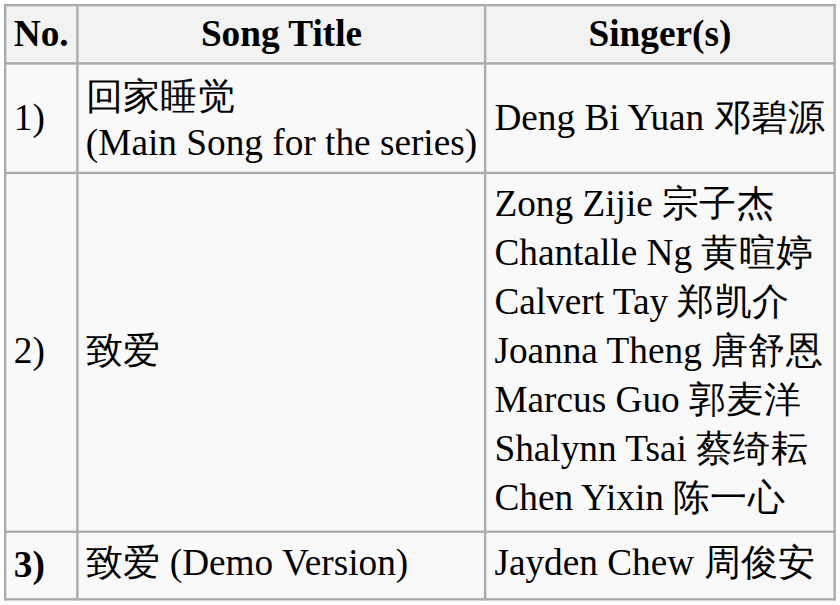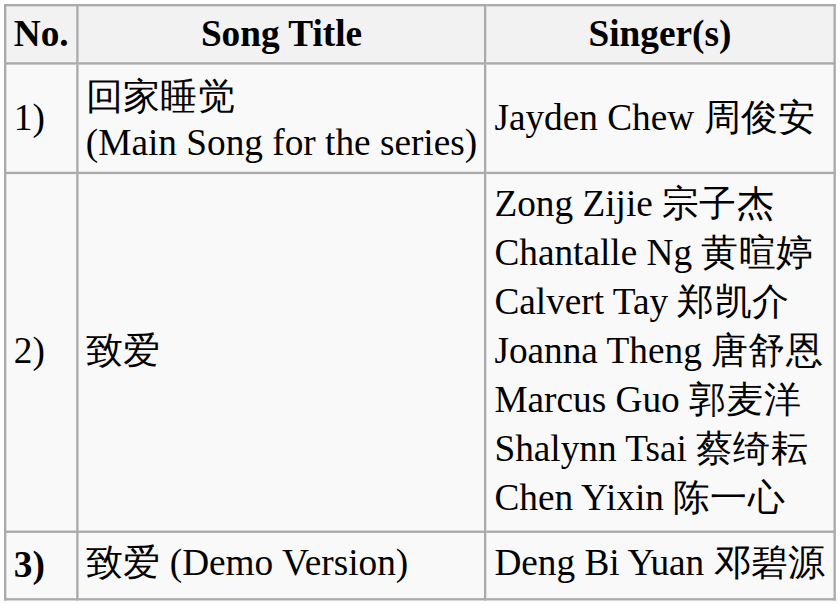(660, 116) Deng Bi Yuan 邓碧源 -> (655, 116) Jayden Chew 周俊安
(655, 563) Jayden Chew 周俊安 -> (660, 563) Deng Bi Yuan 邓碧源
